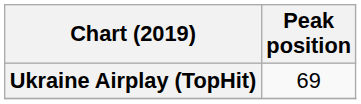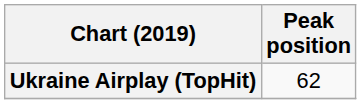(309, 80) 69 -> (309, 80) 62
